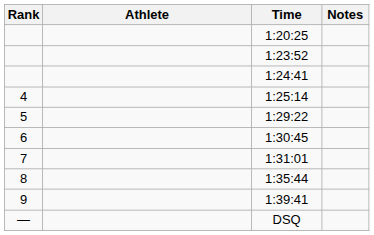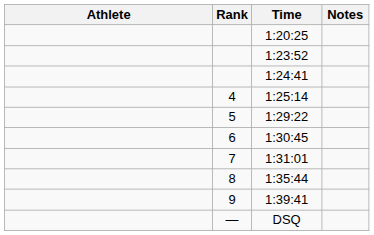columns swapped: (24, 14) <-> (147, 14)
